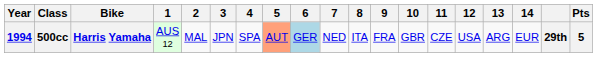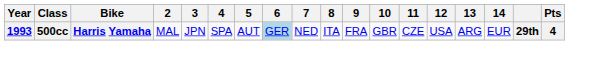- column: (168, 13)
(19, 37) 1994 -> (19, 31) 1993
(277, 37) lightsalmon background -> (249, 31) no background
(581, 37) 5 -> (553, 31) 4
